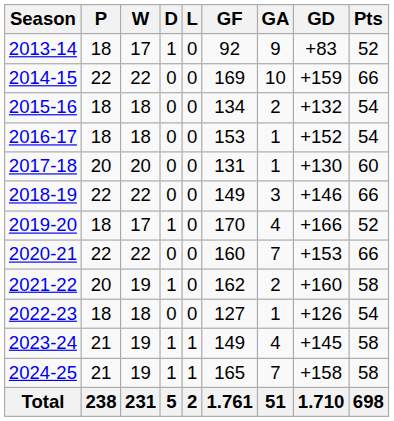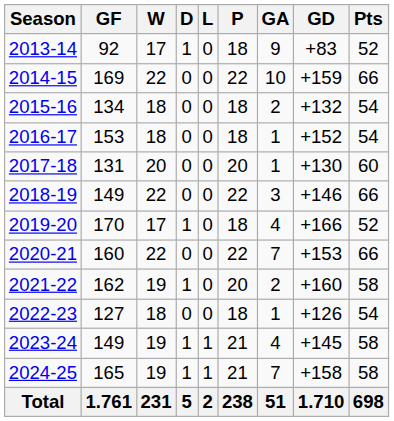columns swapped: (101, 19) <-> (230, 19)
